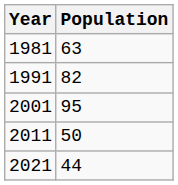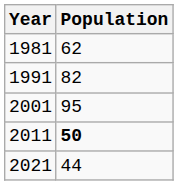(71, 49) 63 -> (71, 49) 62
(71, 136) normal -> (71, 136) bold
